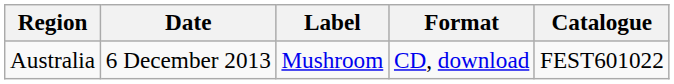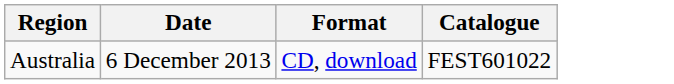- column: (332, 22)
